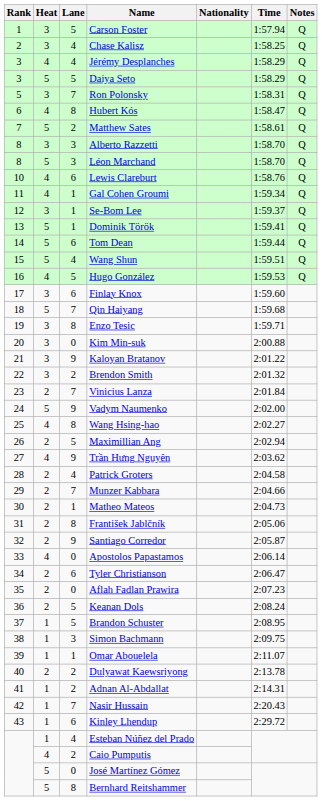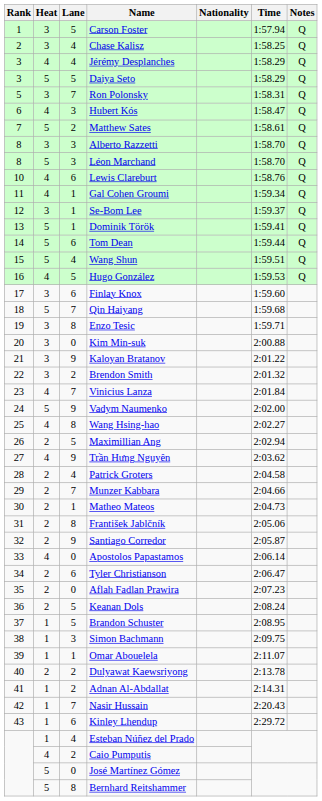(73, 111) 8 -> (73, 111) 3
(46, 392) 2 -> (46, 392) 4
